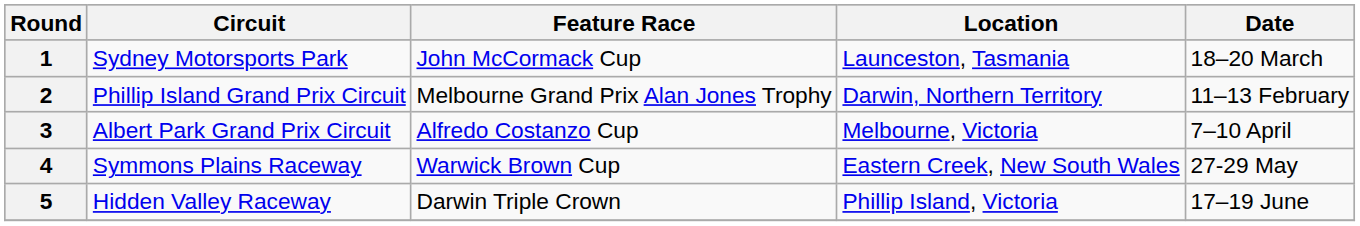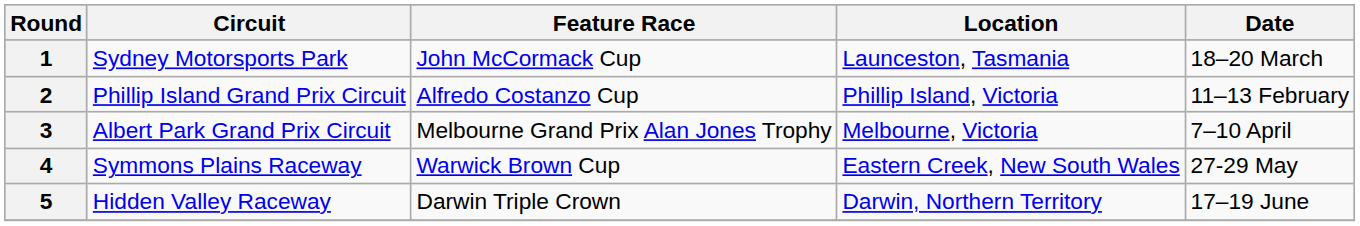(624, 94) Melbourne Grand Prix Alan Jones Trophy -> (528, 94) Alfredo Costanzo Cup
(972, 94) Darwin, Northern Territory -> (950, 94) Phillip Island, Victoria
(528, 130) Alfredo Costanzo Cup -> (624, 130) Melbourne Grand Prix Alan Jones Trophy
(950, 201) Phillip Island, Victoria -> (972, 201) Darwin, Northern Territory
